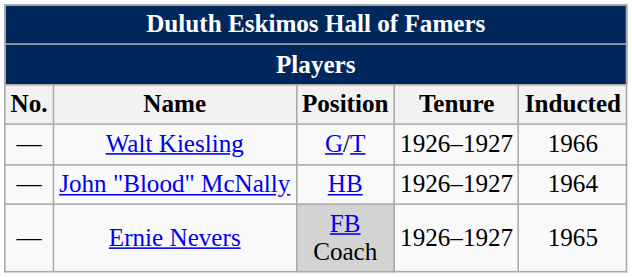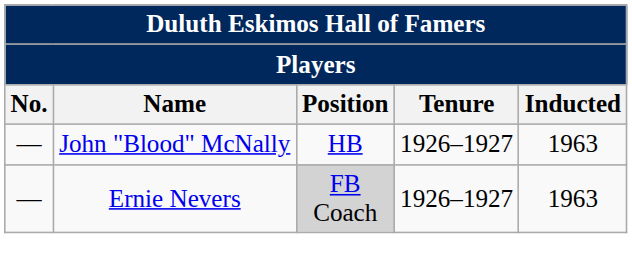- row: (175, 143)
(573, 183) 1964 -> (573, 143) 1963
(573, 237) 1965 -> (573, 197) 1963
